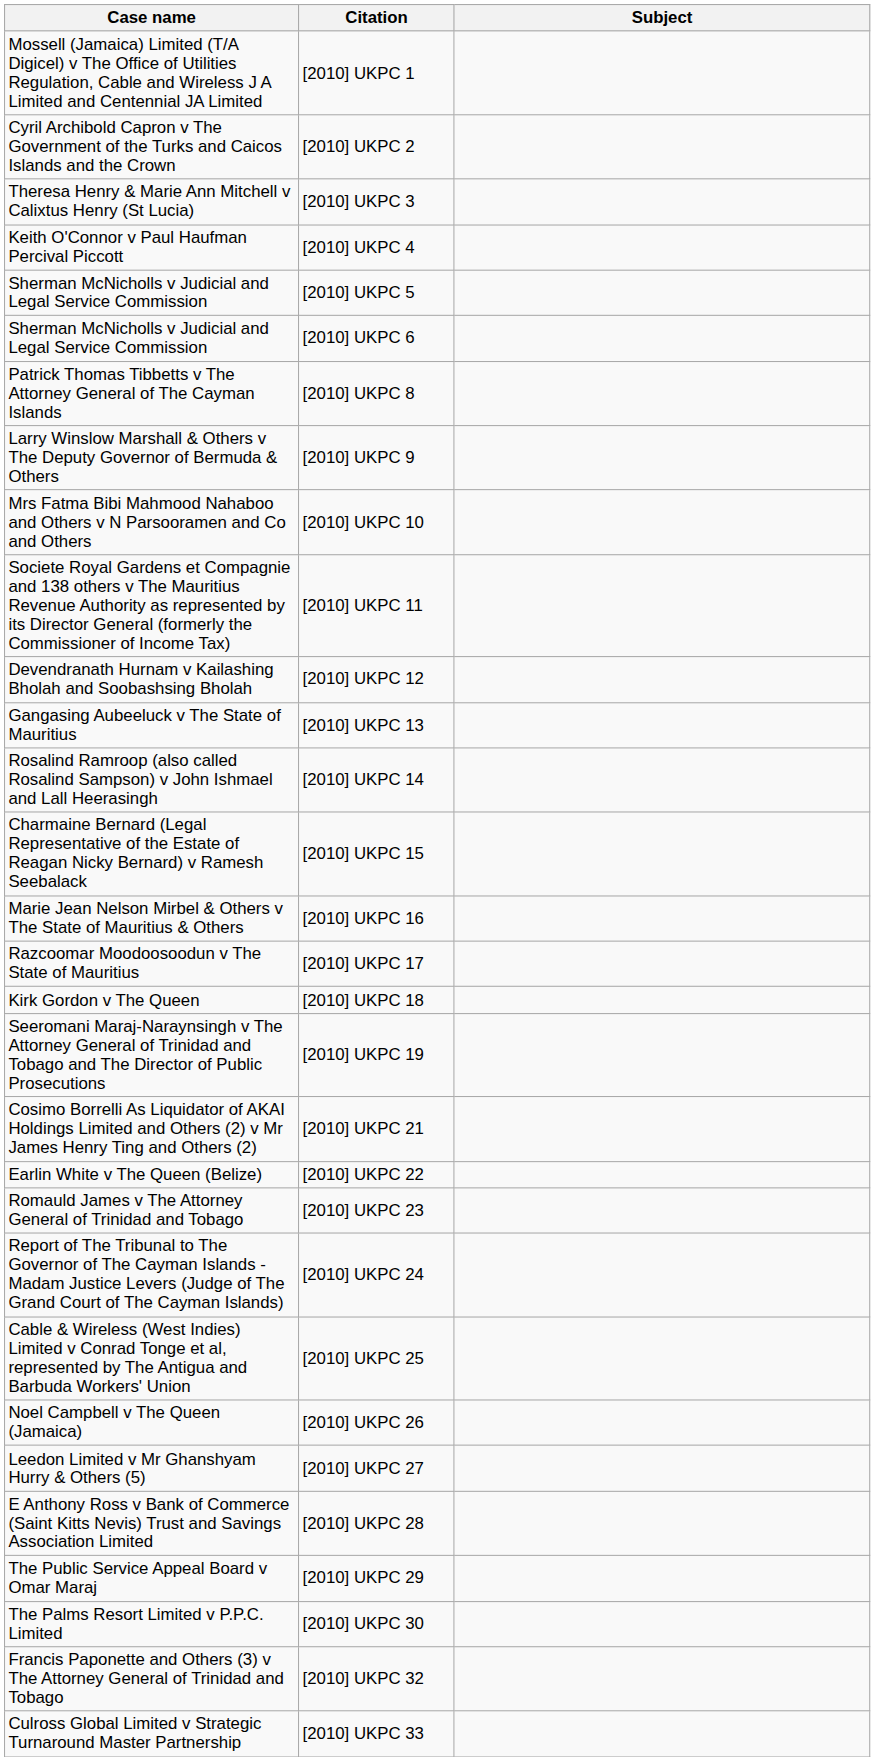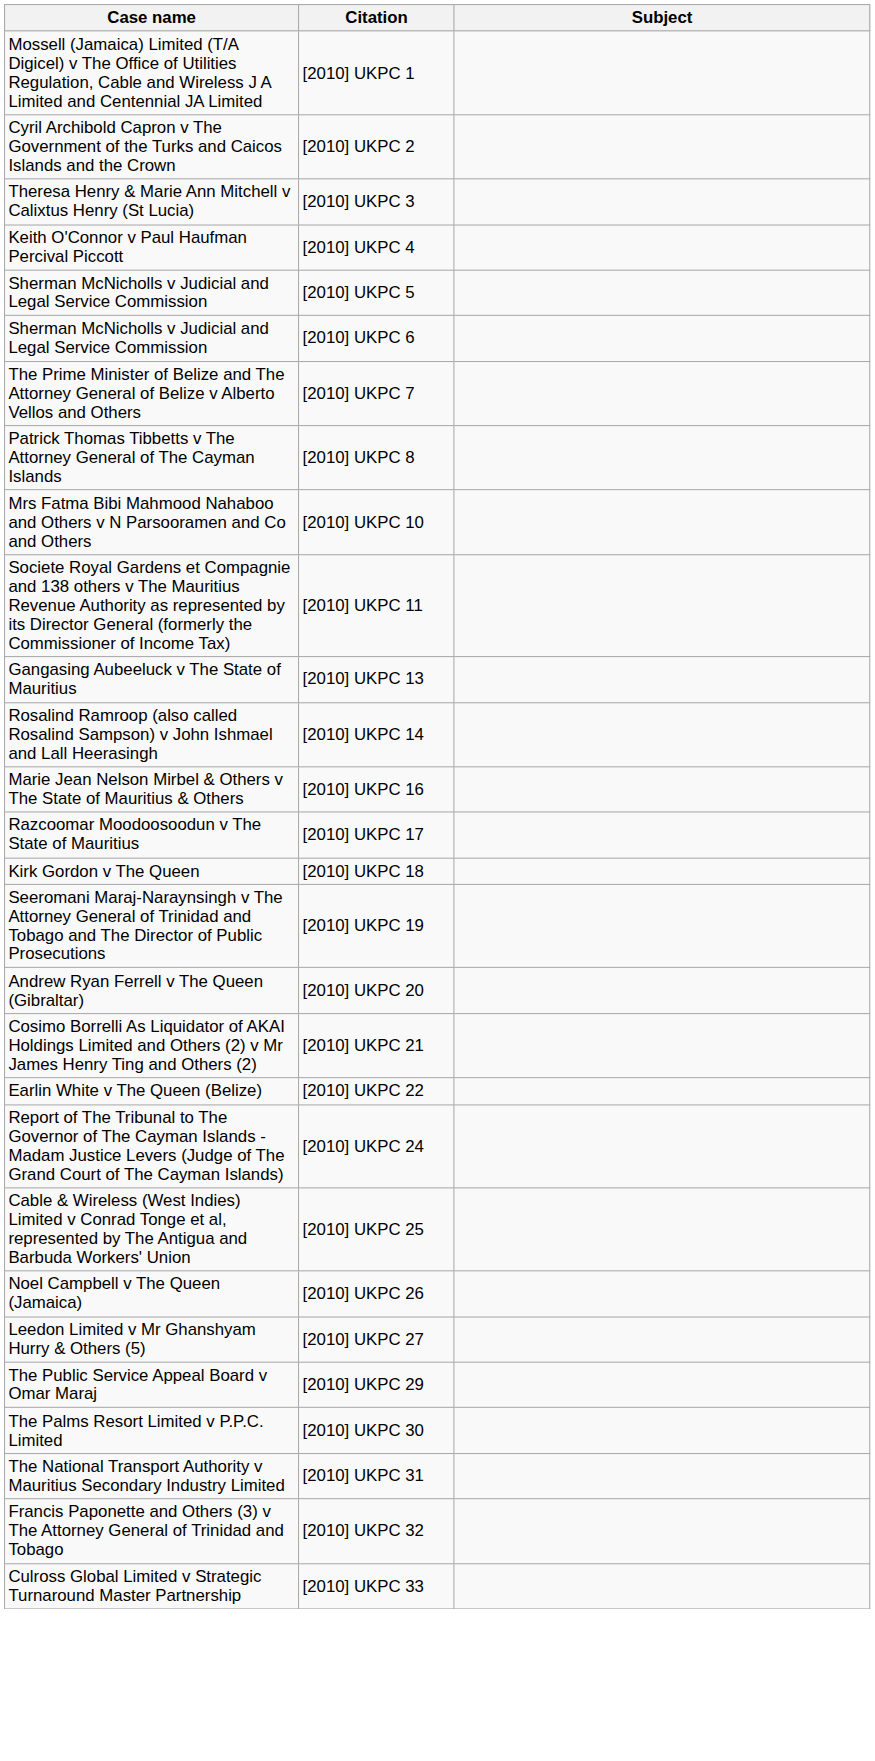+ row: (359, 393)
- row: (359, 457)
- row: (363, 679)
- row: (363, 853)
+ row: (363, 990)
- row: (363, 1210)
- row: (363, 1523)
+ row: (363, 1476)
